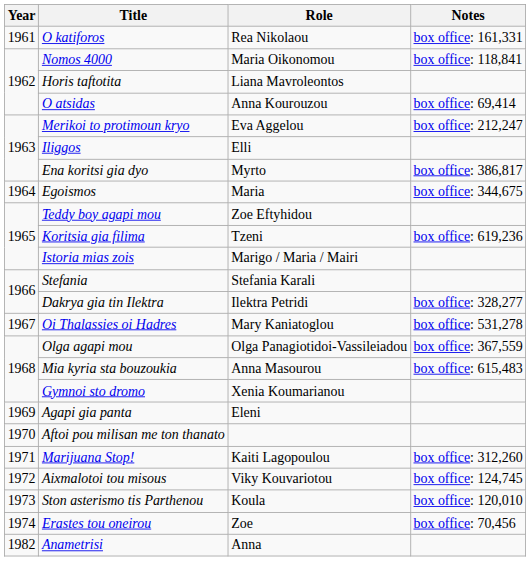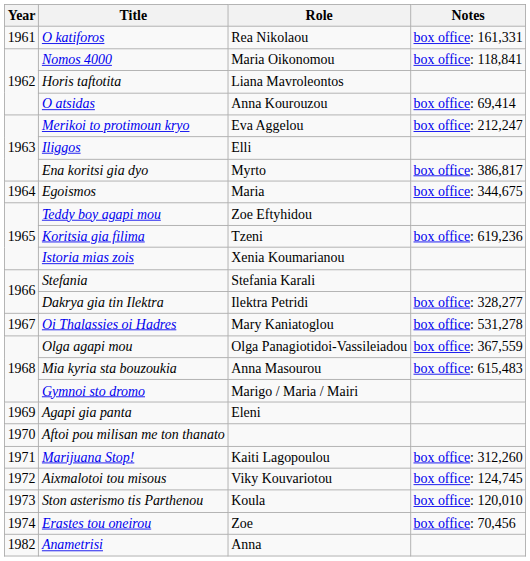(295, 258) Marigo / Maria / Mairi -> (288, 258) Xenia Koumarianou
(288, 390) Xenia Koumarianou -> (295, 390) Marigo / Maria / Mairi
